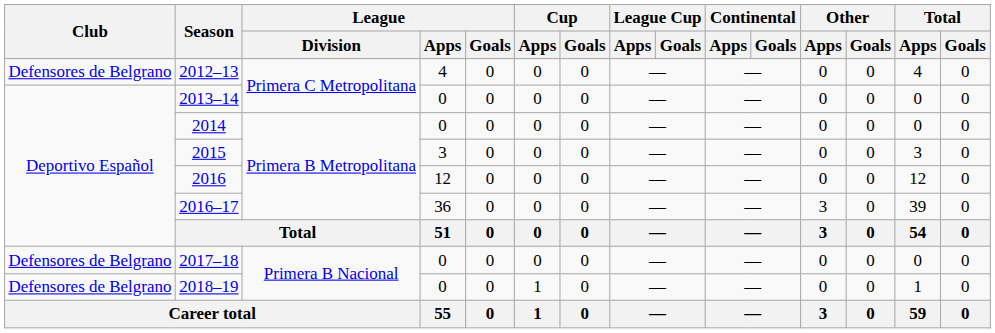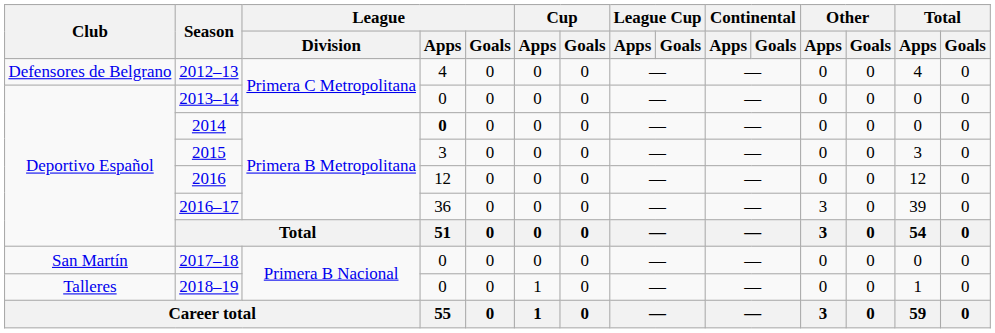(443, 125) normal -> (443, 125) bold
(90, 260) Defensores de Belgrano -> (90, 260) San Martín
(90, 286) Defensores de Belgrano -> (90, 286) Talleres
